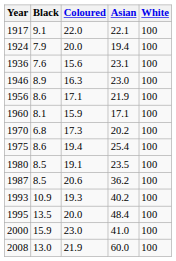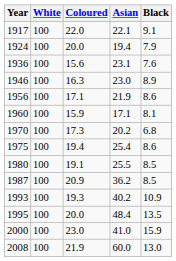columns swapped: (155, 13) <-> (46, 13)
(120, 164) 23.5 -> (122, 164) 25.5
(73, 180) 20.6 -> (75, 180) 20.9
